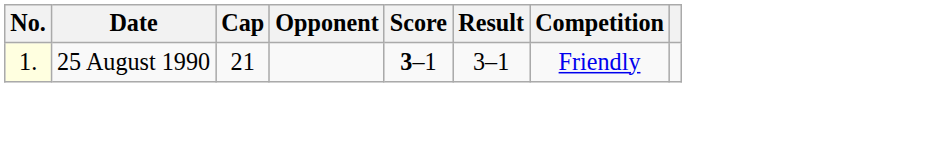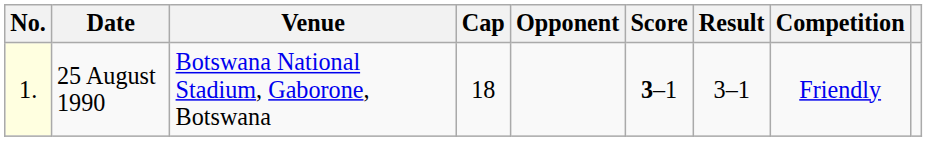+ column: (313, 23)
(243, 61) 21 -> (483, 89) 18
